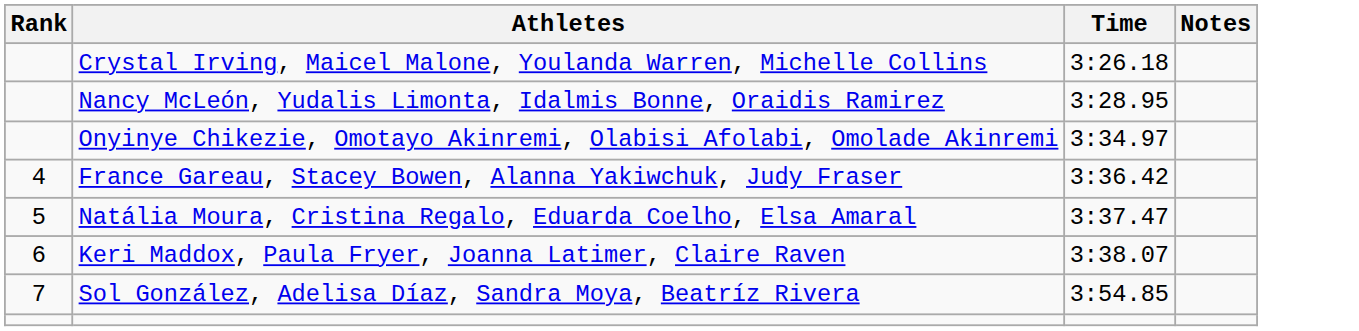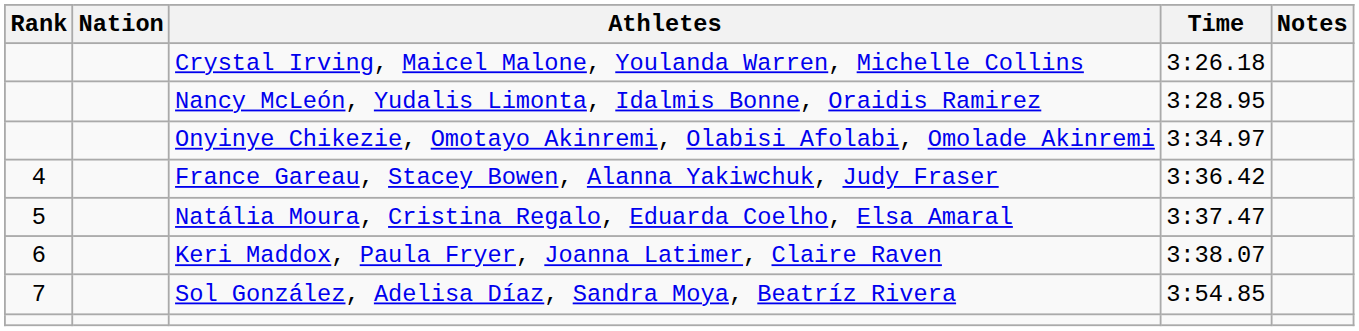+ column: (121, 24)
